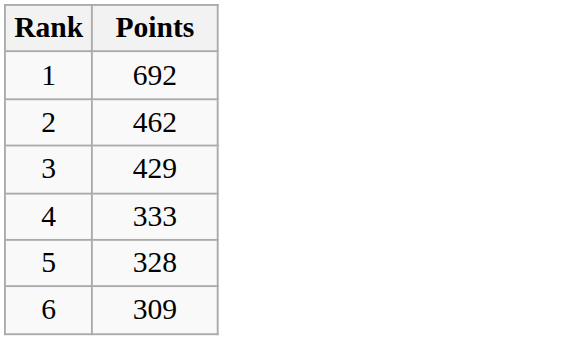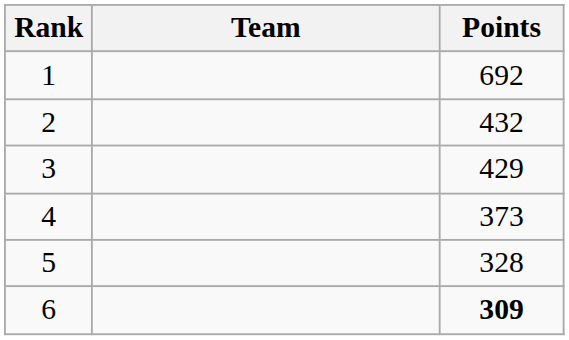+ column: (266, 27)
(155, 121) 462 -> (502, 121) 432
(155, 215) 333 -> (502, 215) 373
(155, 309) normal -> (502, 309) bold
